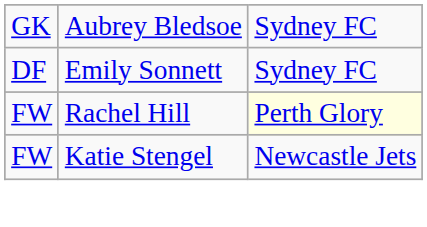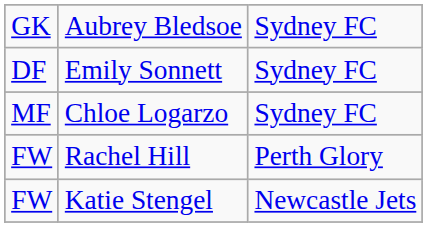+ row: (146, 112)
(319, 112) lightyellow background -> (319, 156) no background
